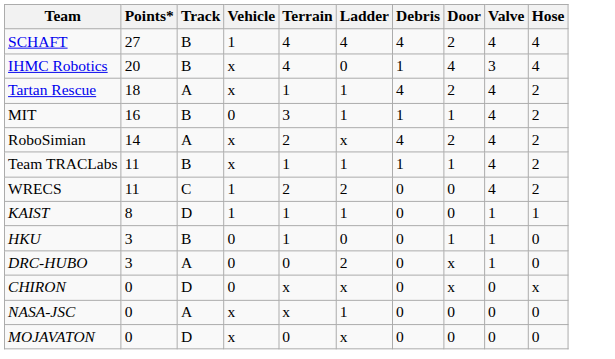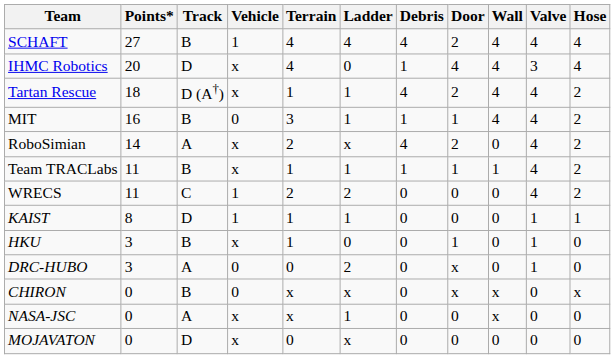+ column: (507, 16)
(186, 66) B -> (187, 66) D
(187, 90) A -> (202, 92) D (A†)
(231, 238) 0 -> (235, 242) x
(187, 287) D -> (186, 291) B
